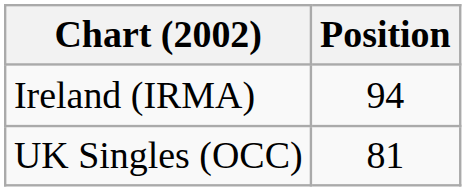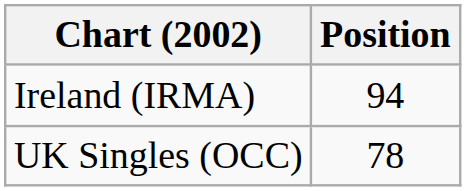(385, 154) 81 -> (385, 154) 78
